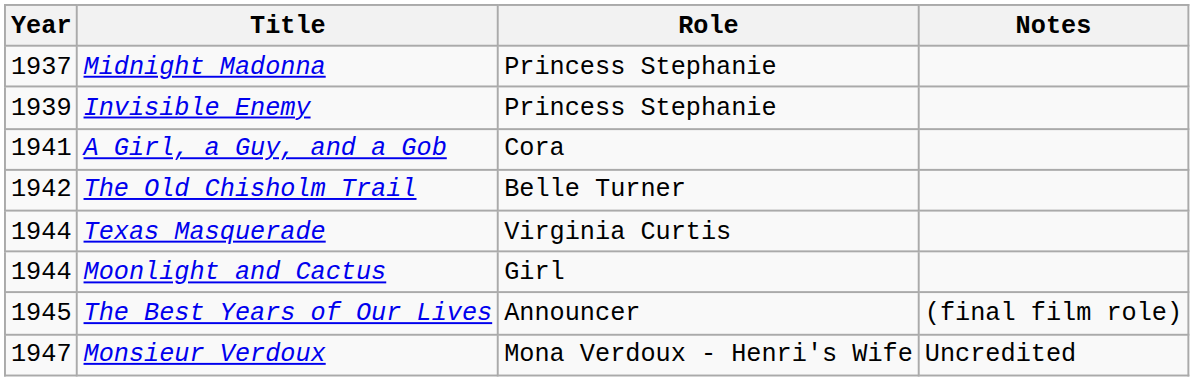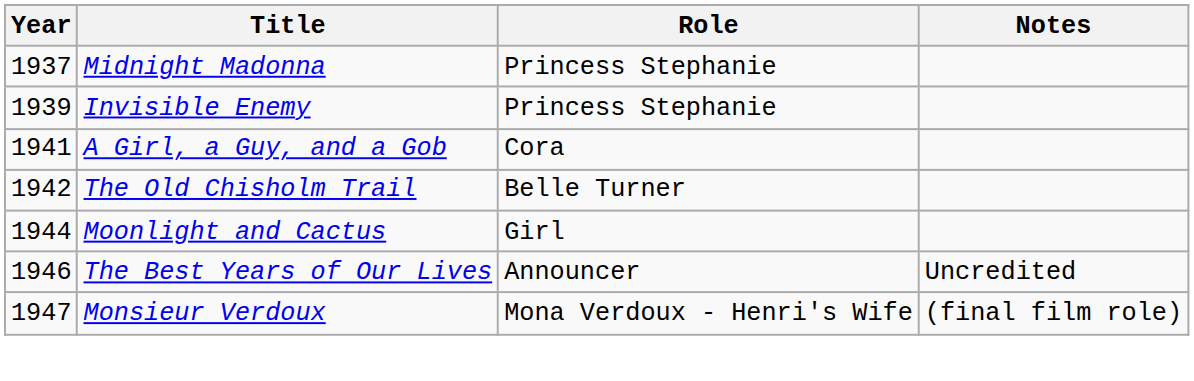- row: (205, 231)
(41, 313) 1945 -> (41, 272) 1946
(1053, 313) (final film role) -> (1001, 272) Uncredited
(1001, 354) Uncredited -> (1053, 313) (final film role)
